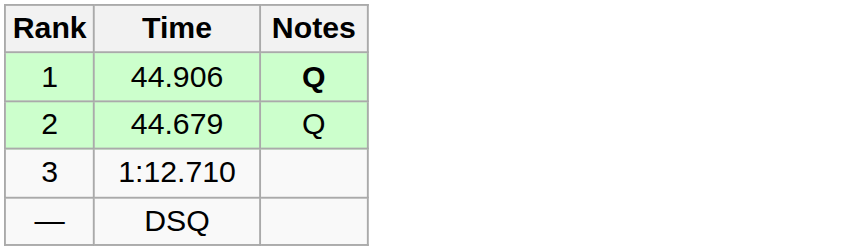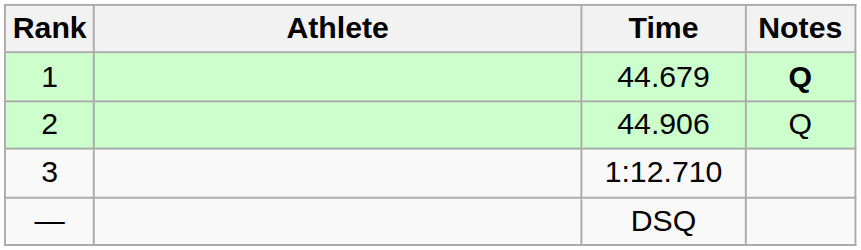+ column: (338, 28)
(177, 76) 44.906 -> (663, 76) 44.679
(177, 124) 44.679 -> (663, 124) 44.906
